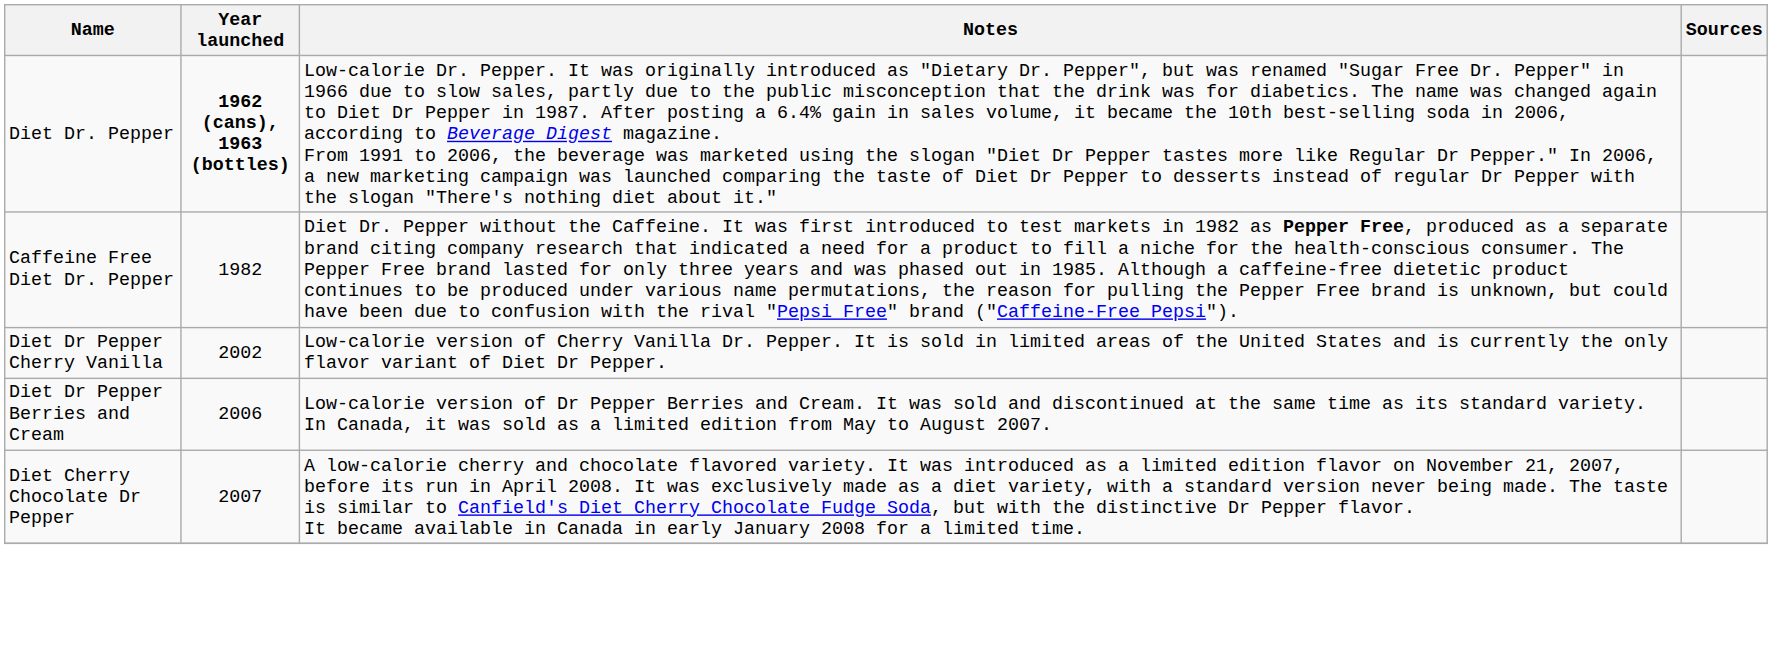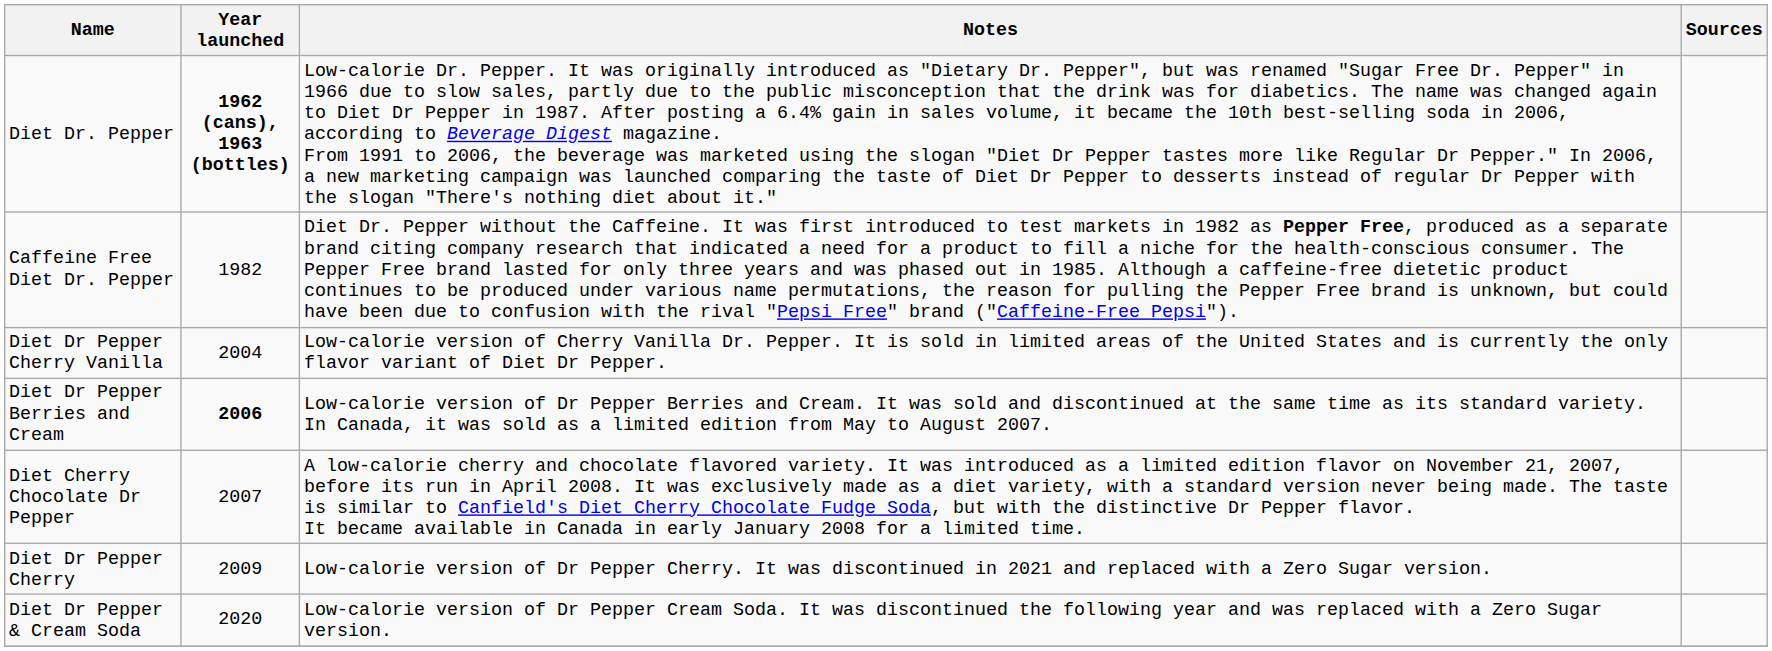(240, 352) 2002 -> (240, 352) 2004
(240, 414) normal -> (240, 414) bold
+ row: (86, 569)
+ row: (86, 620)
